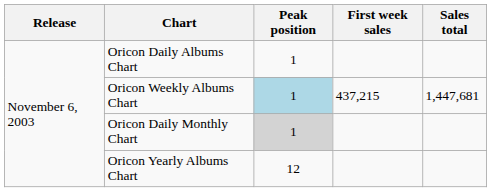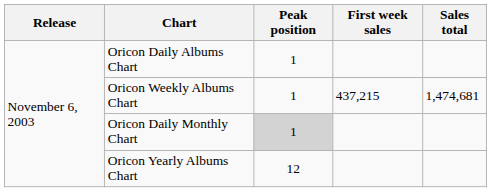(293, 95) lightblue background -> (293, 95) no background
(452, 95) 1,447,681 -> (452, 95) 1,474,681
